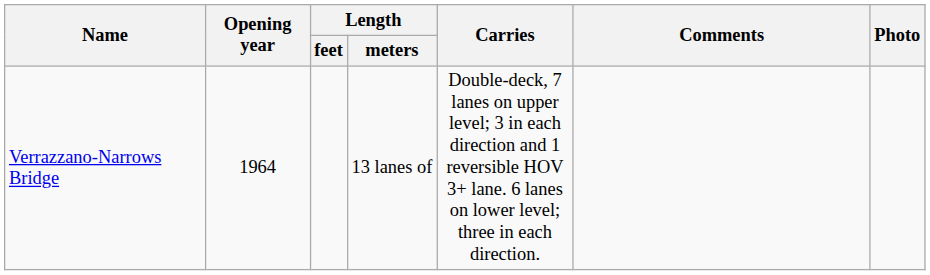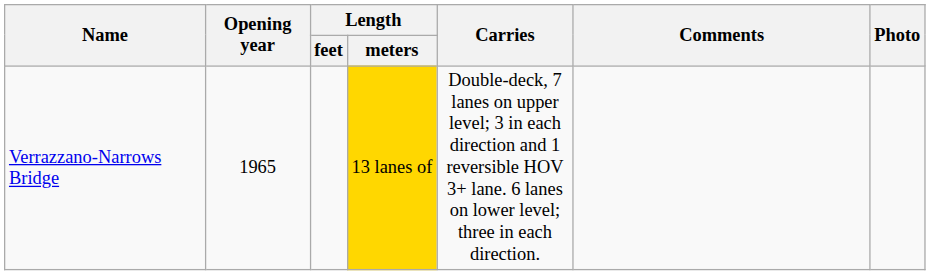(258, 167) 1964 -> (258, 167) 1965
(392, 167) no background -> (392, 167) gold background
